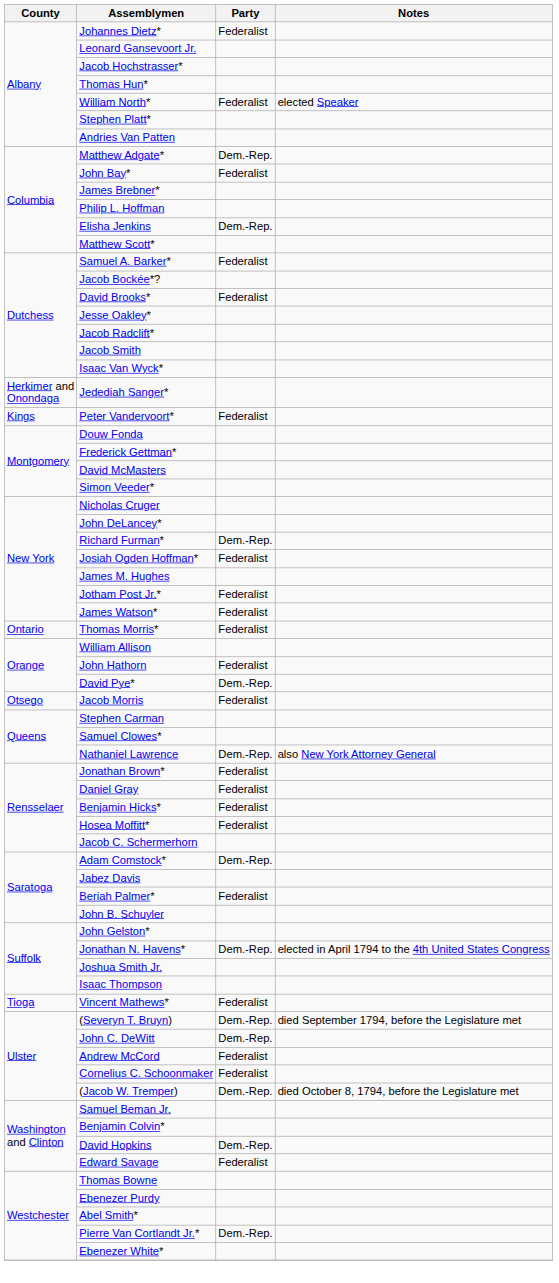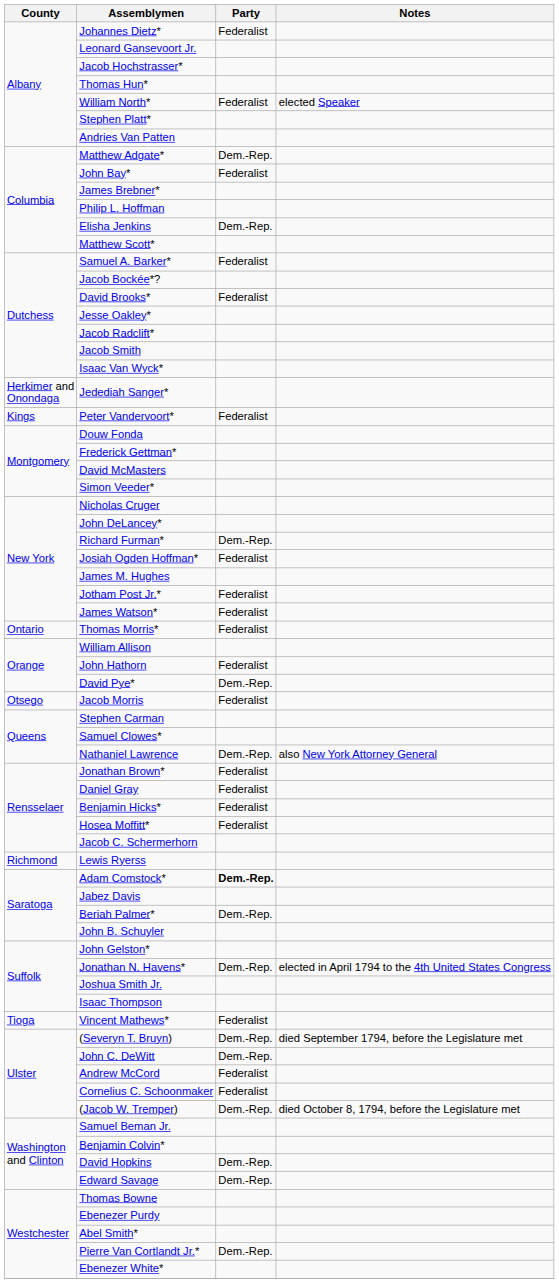+ row: (113, 860)
(245, 860) normal -> (246, 878) bold
(243, 896) Federalist -> (245, 914) Dem.-Rep.
(243, 1162) Federalist -> (245, 1180) Dem.-Rep.
